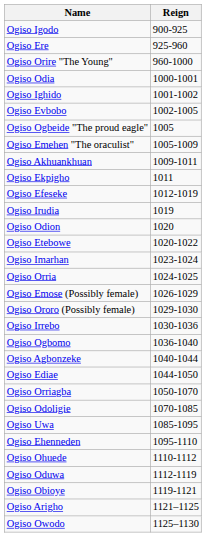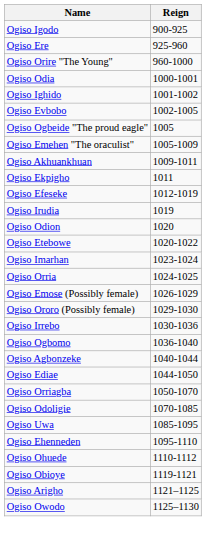- row: (35, 474)
